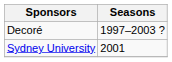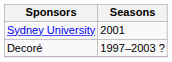rows swapped: (25, 30) <-> (51, 48)
